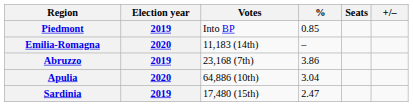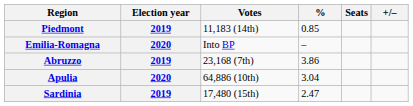(219, 28) Into BP -> (231, 28) 11,183 (14th)
(231, 45) 11,183 (14th) -> (219, 45) Into BP
